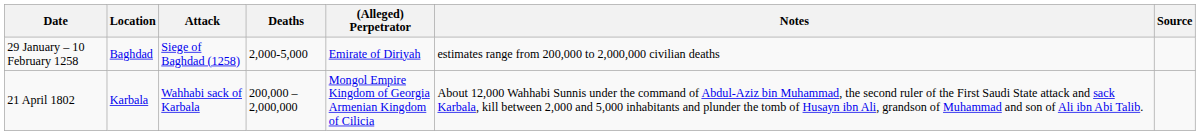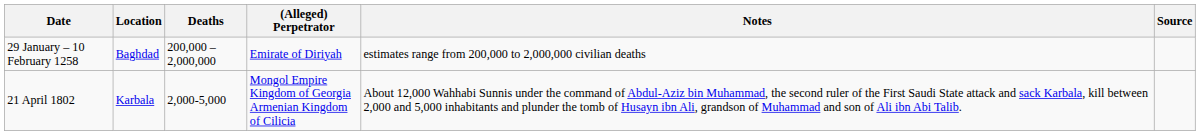- column: (202, 20)
(278, 53) 2,000-5,000 -> (192, 53) 200,000 – 2,000,000
(273, 100) 200,000 – 2,000,000 -> (197, 100) 2,000-5,000
